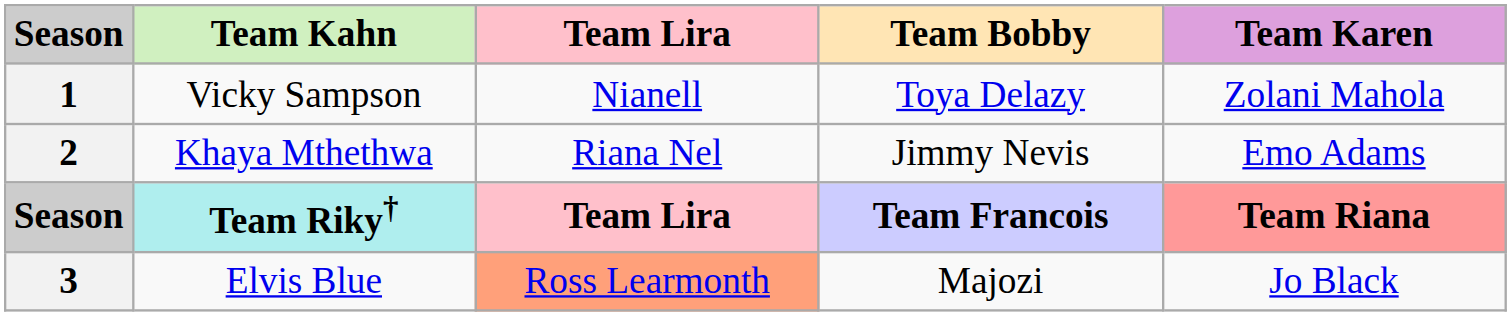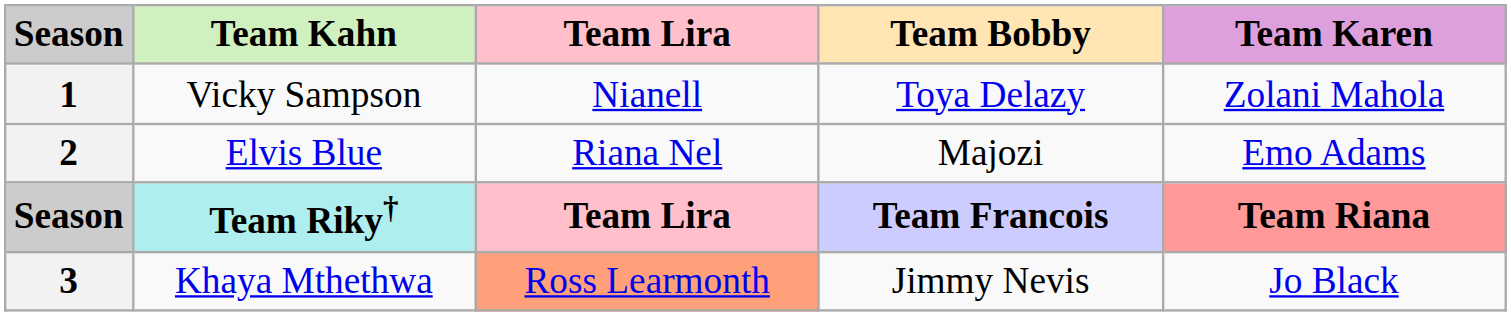(304, 152) Khaya Mthethwa -> (304, 152) Elvis Blue
(991, 152) Jimmy Nevis -> (991, 152) Majozi
(304, 280) Elvis Blue -> (304, 280) Khaya Mthethwa
(991, 280) Majozi -> (991, 280) Jimmy Nevis
